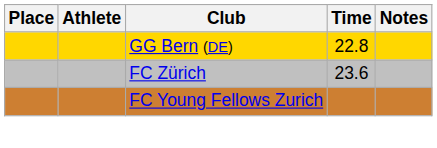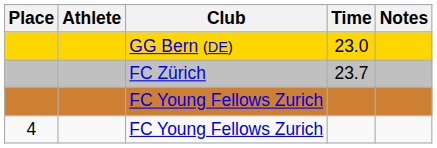(351, 45) 22.8 -> (351, 45) 23.0
(351, 73) 23.6 -> (351, 73) 23.7
+ row: (31, 128)
